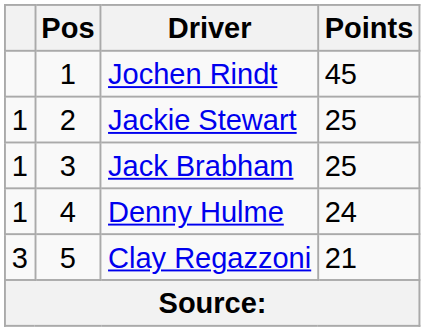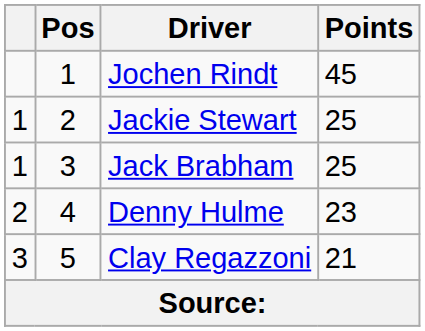(20, 212) 1 -> (20, 212) 2
(341, 212) 24 -> (341, 212) 23
